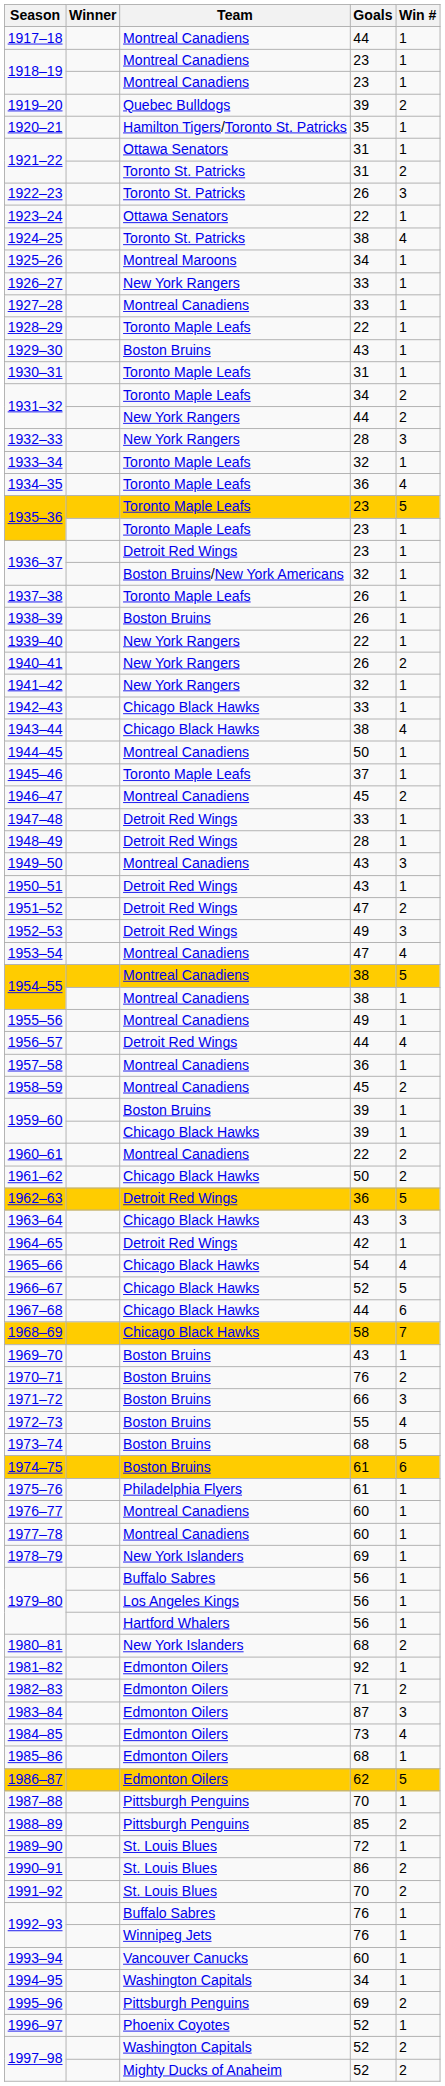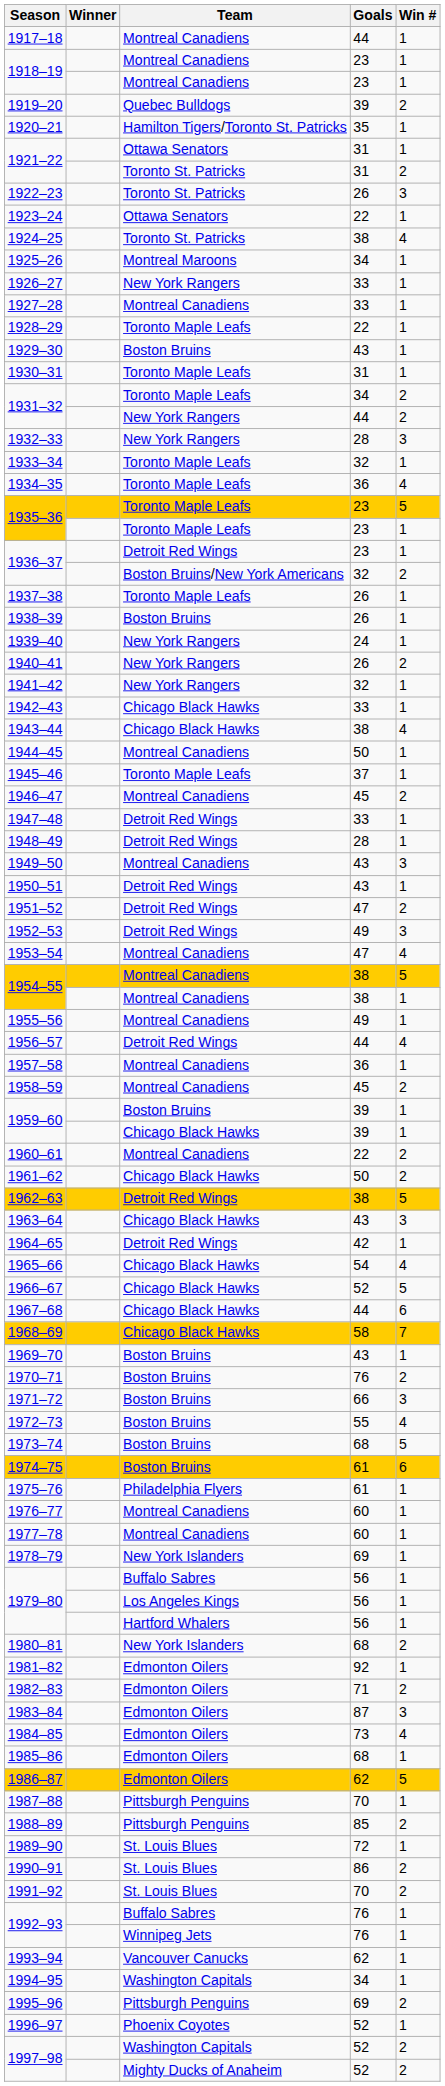(403, 573) 1 -> (403, 573) 2
(361, 640) 22 -> (361, 640) 24
(361, 1199) 36 -> (361, 1199) 38
(361, 1958) 60 -> (361, 1958) 62
